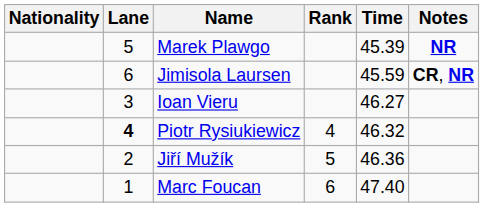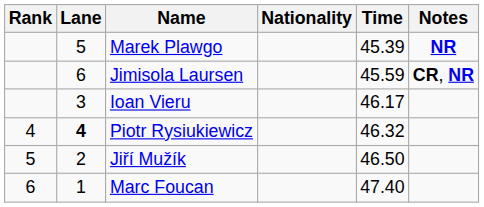columns swapped: (330, 18) <-> (54, 18)
(382, 103) 46.27 -> (382, 103) 46.17
(382, 159) 46.36 -> (382, 159) 46.50
